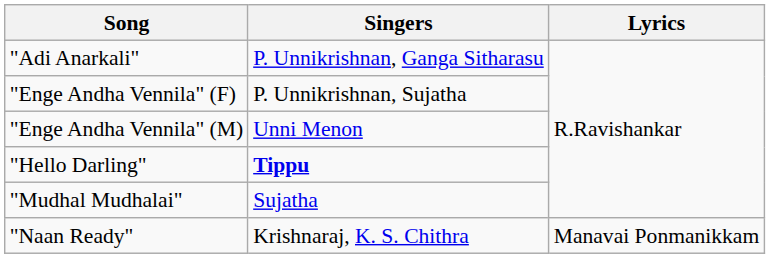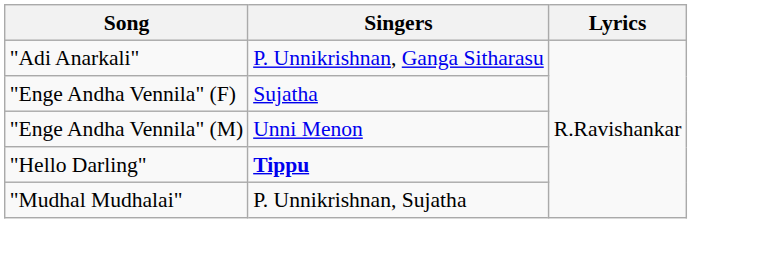(360, 93) P. Unnikrishnan, Sujatha -> (286, 93) Sujatha
(286, 200) Sujatha -> (360, 200) P. Unnikrishnan, Sujatha
- row: (72, 236)
